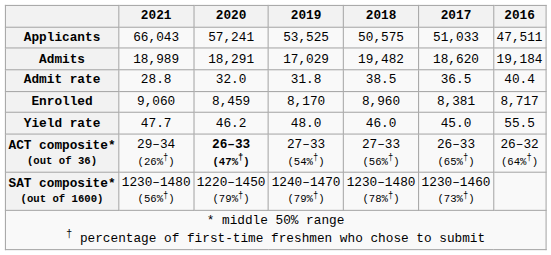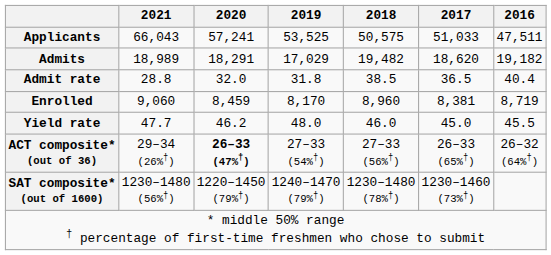(520, 59) 19,184 -> (520, 59) 19,182
(520, 102) 8,717 -> (520, 102) 8,719
(520, 123) 55.5 -> (520, 123) 45.5
